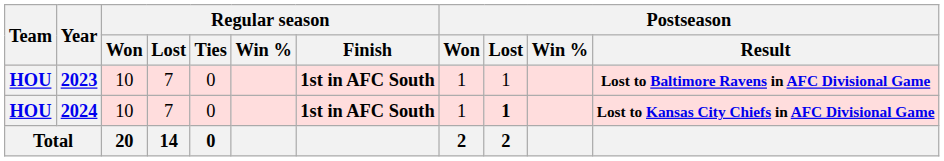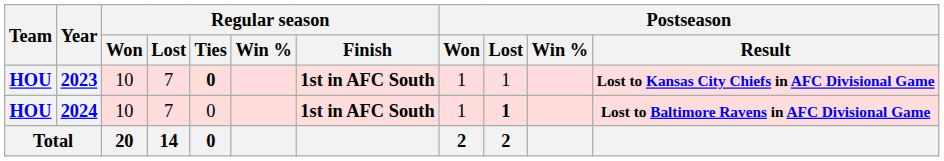(211, 80) normal -> (211, 80) bold
(766, 80) Lost to Baltimore Ravens in AFC Divisional Game -> (766, 80) Lost to Kansas City Chiefs in AFC Divisional Game
(766, 110) Lost to Kansas City Chiefs in AFC Divisional Game -> (766, 110) Lost to Baltimore Ravens in AFC Divisional Game
